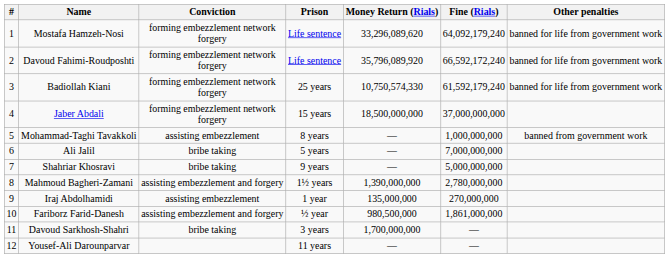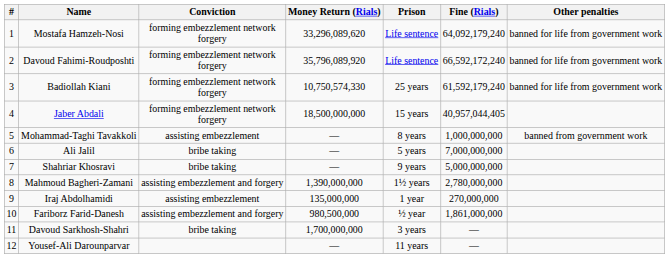columns swapped: (315, 12) <-> (392, 12)
(474, 114) 37,000,000,000 -> (474, 114) 40,957,044,405
